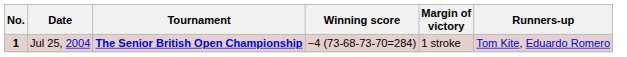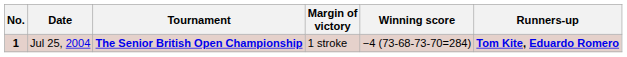columns swapped: (362, 20) <-> (446, 20)
(543, 43) normal -> (548, 43) bold
